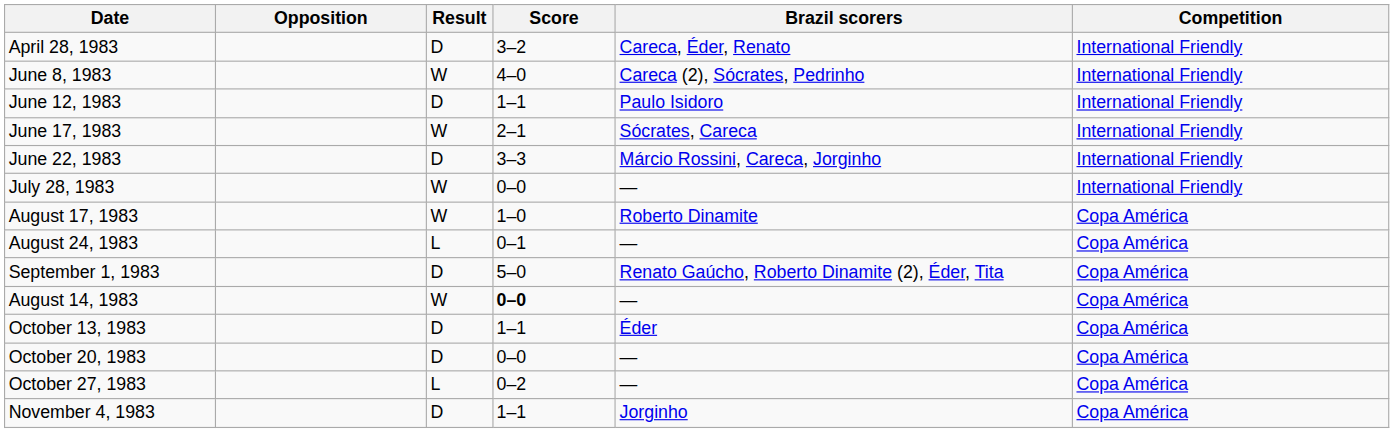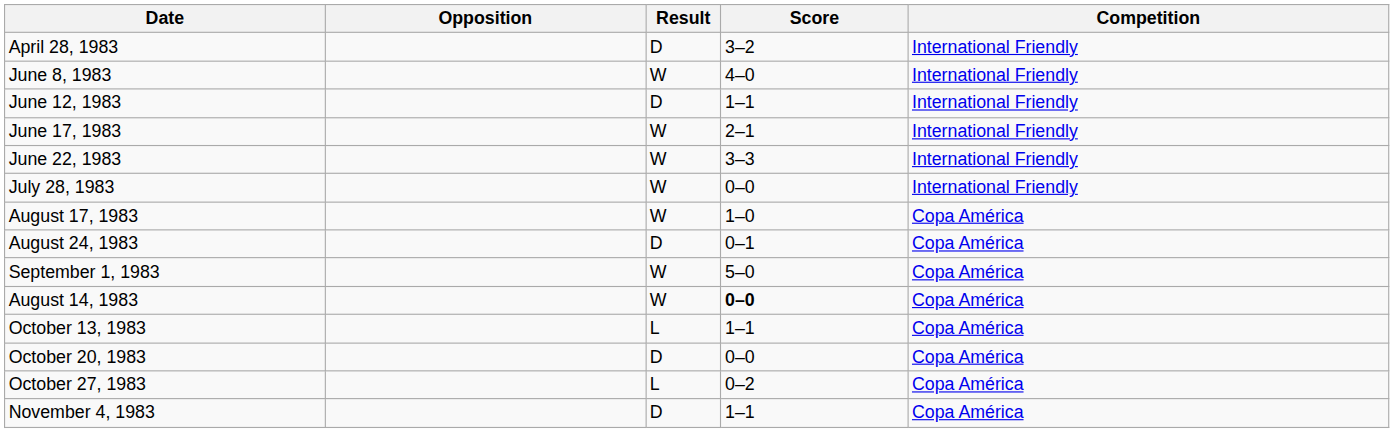- column: (844, 18)
(437, 159) D -> (658, 159) W
(435, 243) L -> (656, 243) D
(437, 272) D -> (658, 272) W
(437, 328) D -> (655, 328) L
